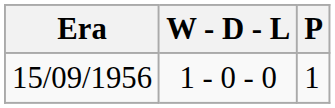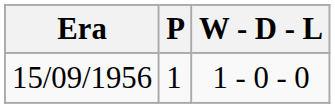columns swapped: (314, 28) <-> (228, 28)
